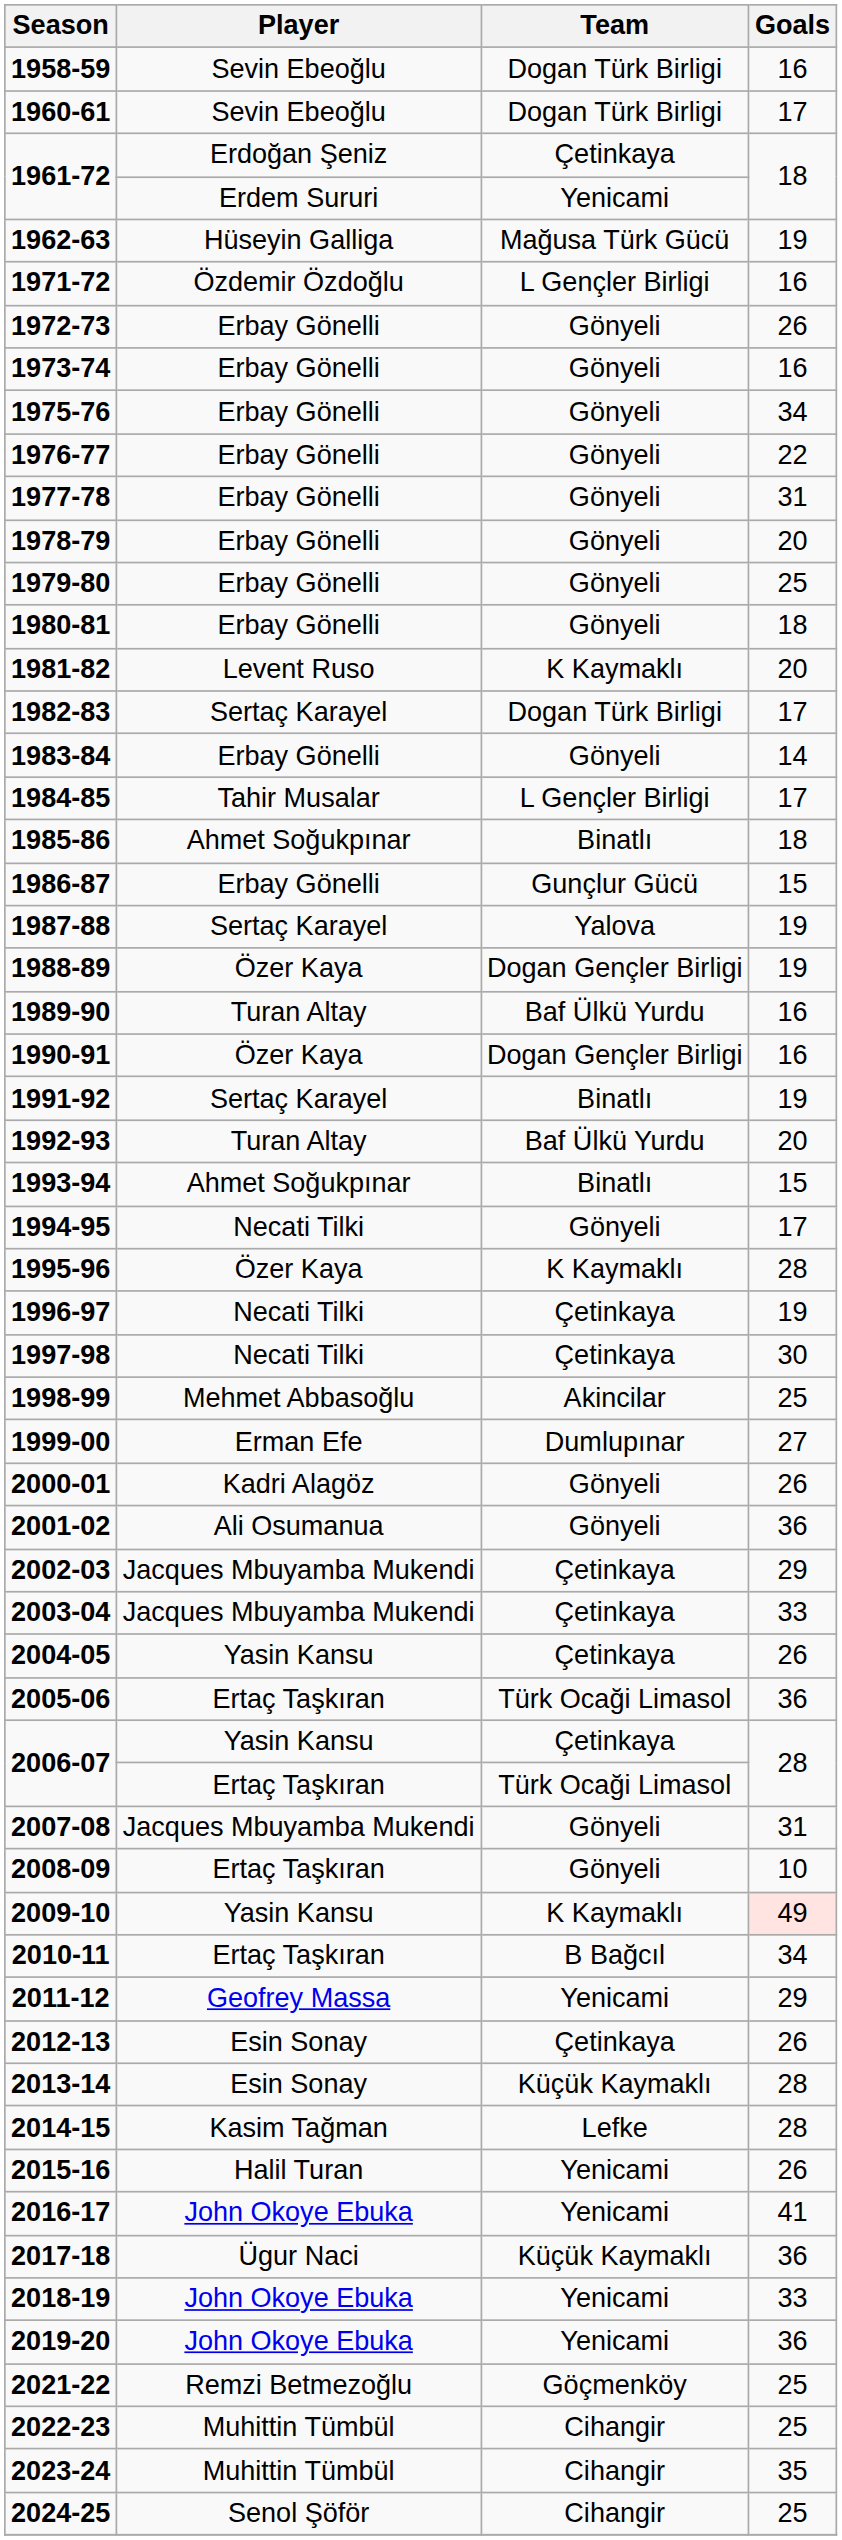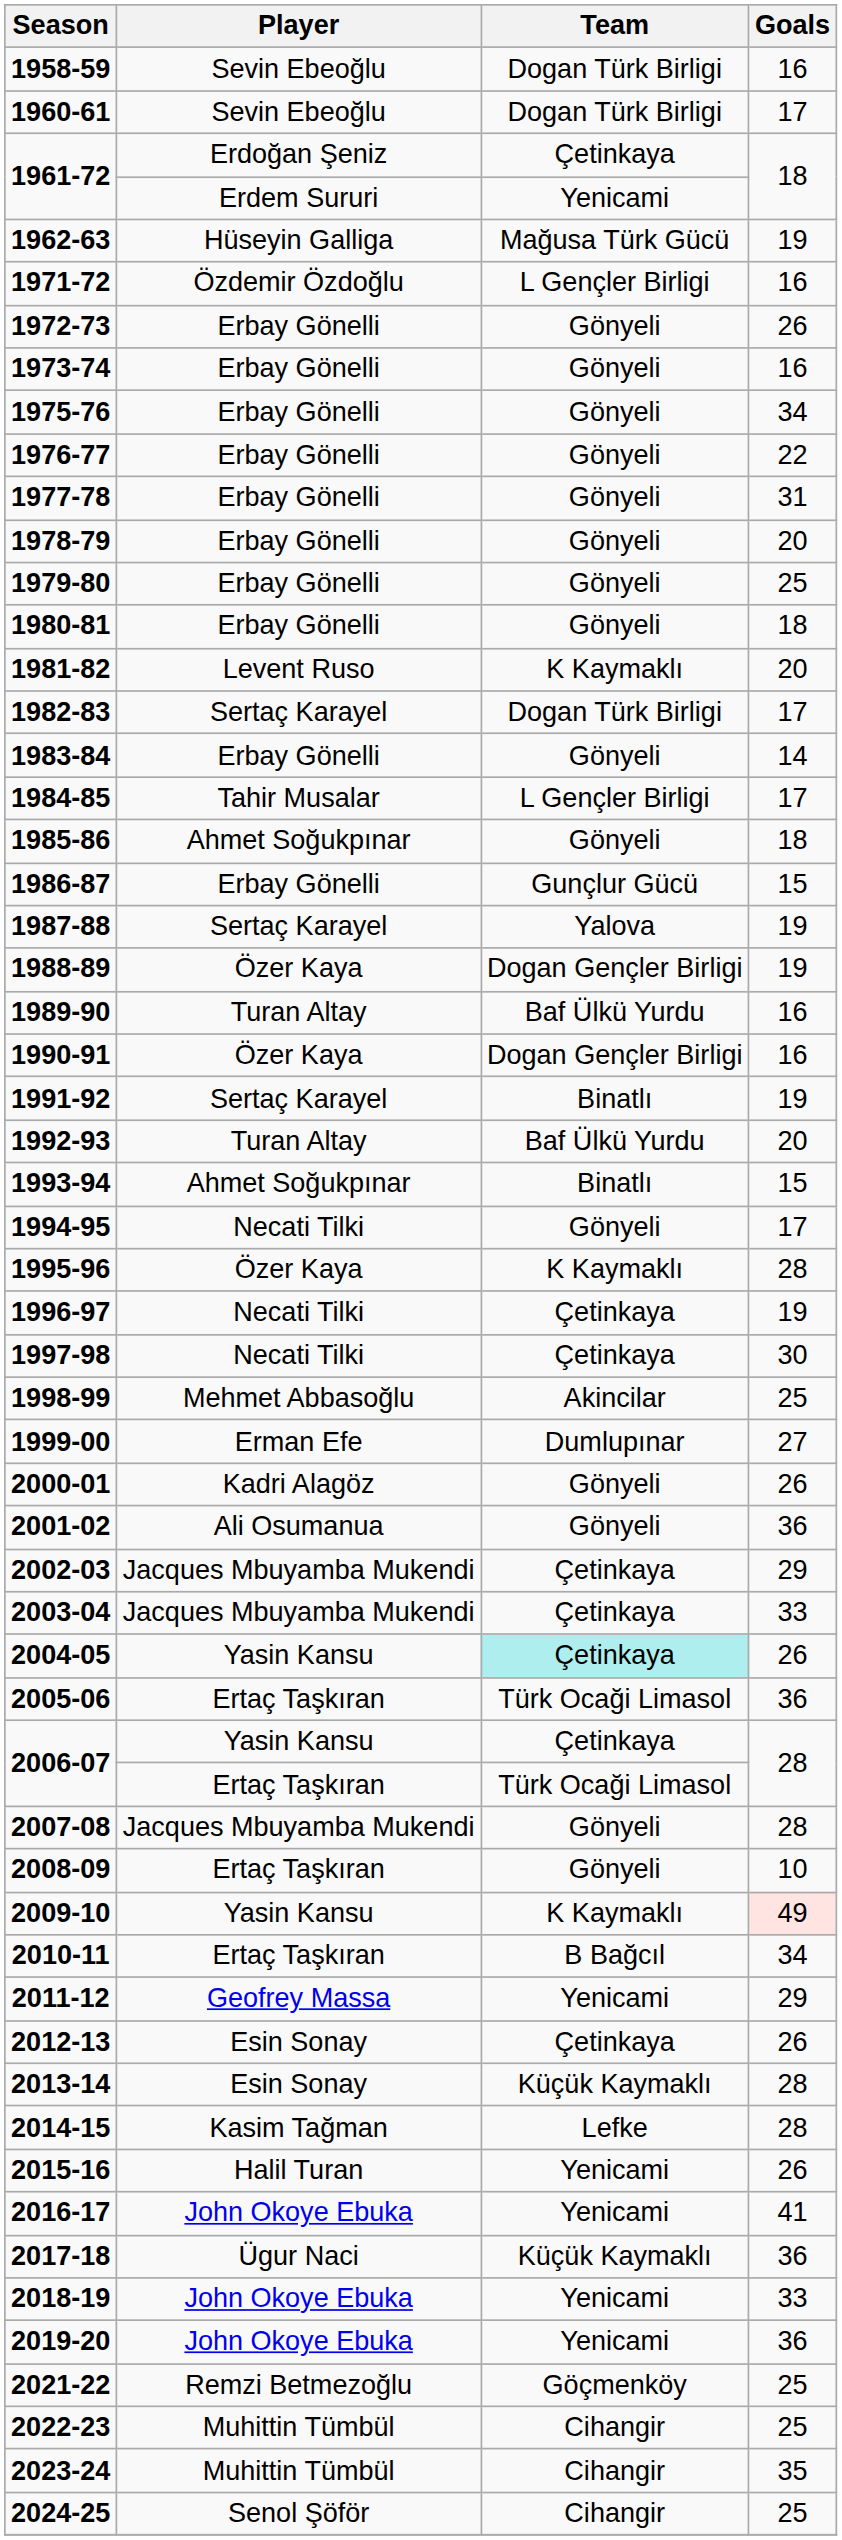(615, 840) Binatlı -> (615, 840) Gönyeli
(615, 1655) no background -> (615, 1655) paleturquoise background
(792, 1827) 31 -> (792, 1827) 28
